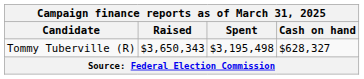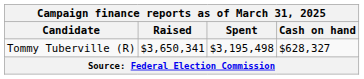(172, 48) $3,650,343 -> (172, 48) $3,650,341
